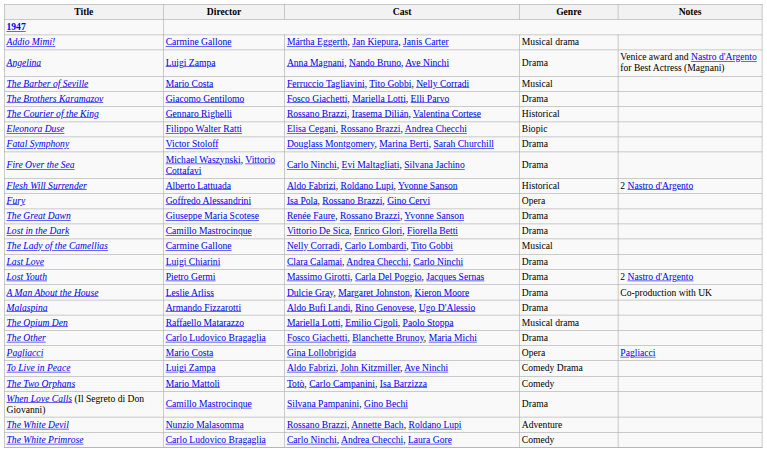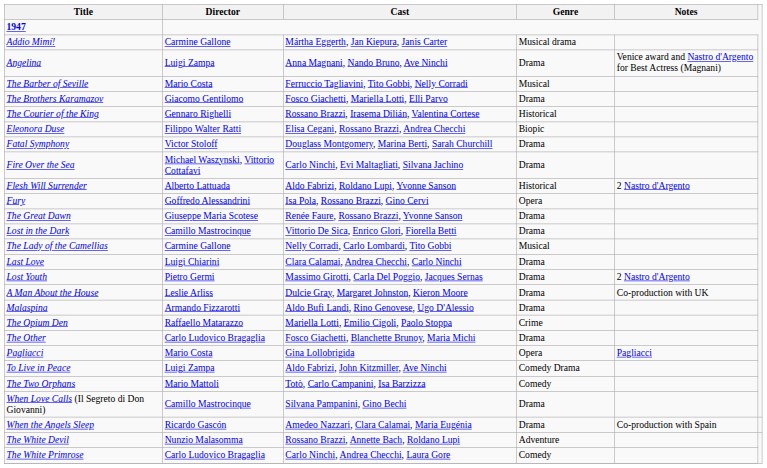(550, 322) Musical drama -> (531, 322) Crime
+ row: (50, 425)
